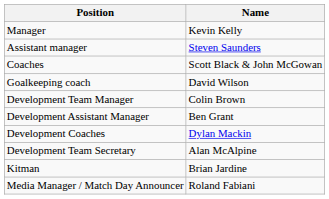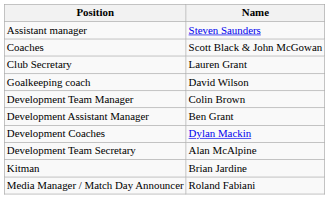- row: (26, 30)
+ row: (39, 64)
